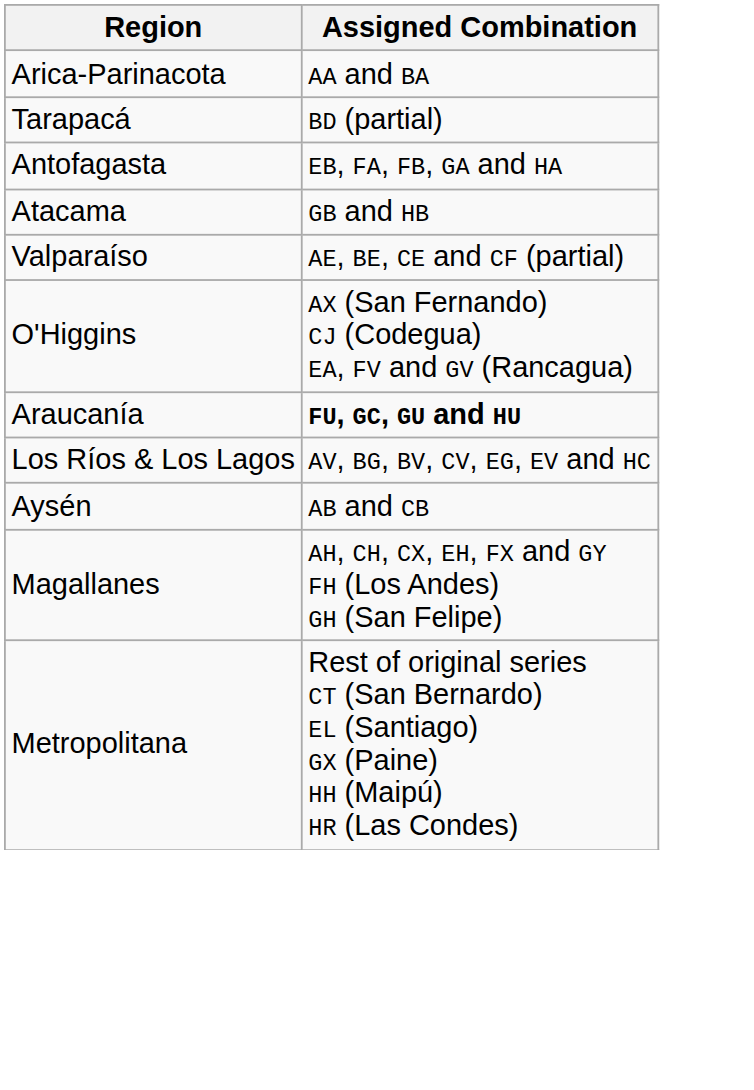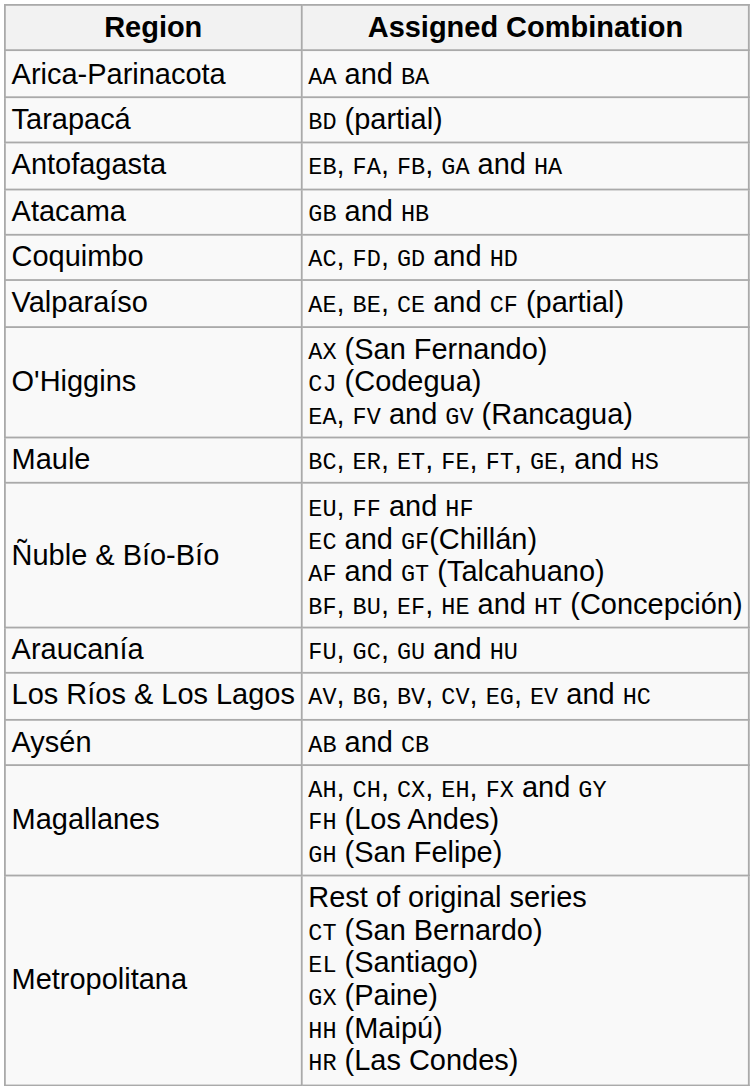+ row: (78, 257)
+ row: (51, 460)
+ row: (115, 554)
(415, 415) bold -> (413, 650) normal
